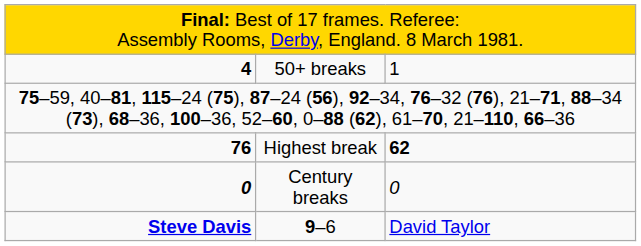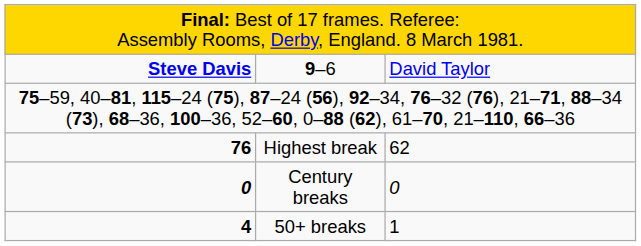rows swapped: (320, 227) <-> (320, 69)
(400, 148) bold -> (400, 148) normal
